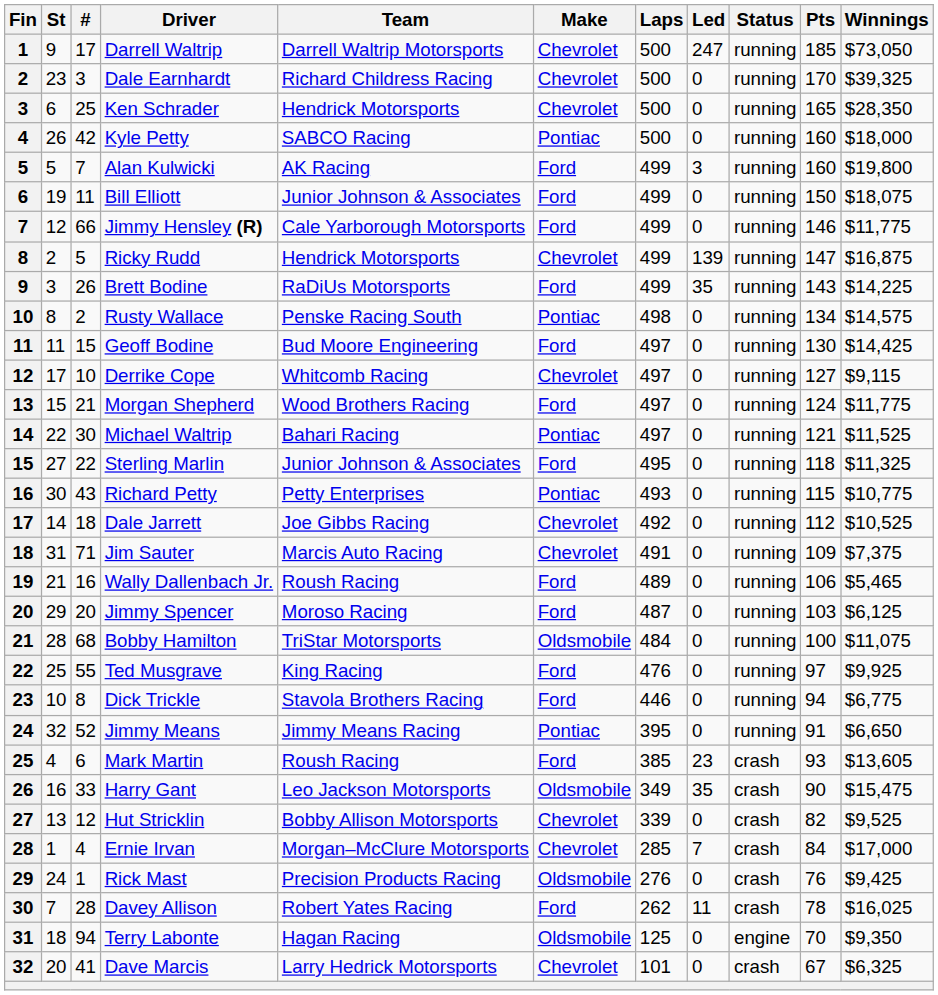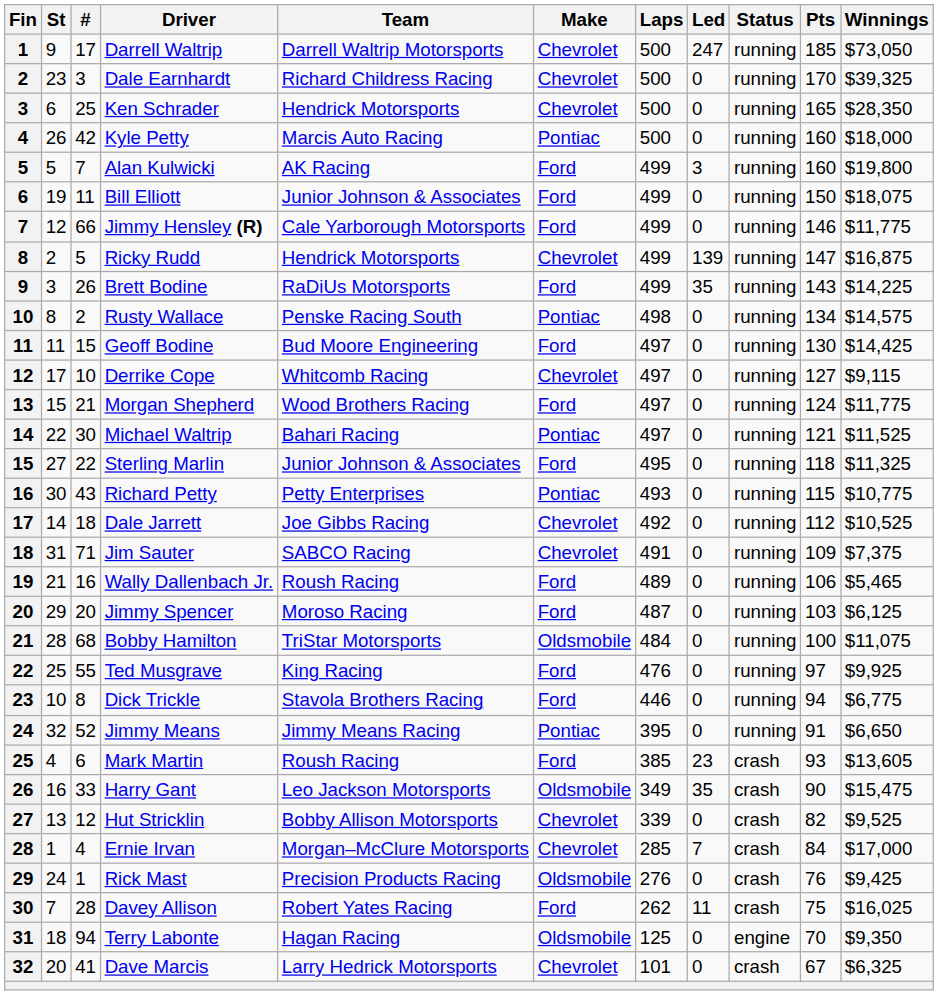(346, 138) SABCO Racing -> (362, 138) Marcis Auto Racing
(362, 552) Marcis Auto Racing -> (346, 552) SABCO Racing
(815, 908) 78 -> (815, 908) 75
